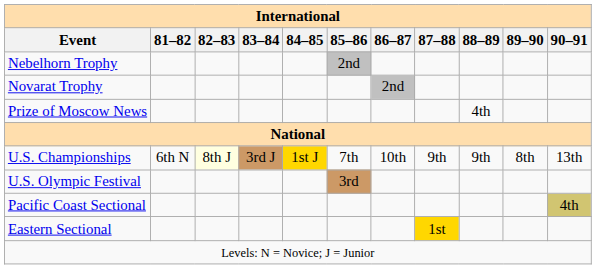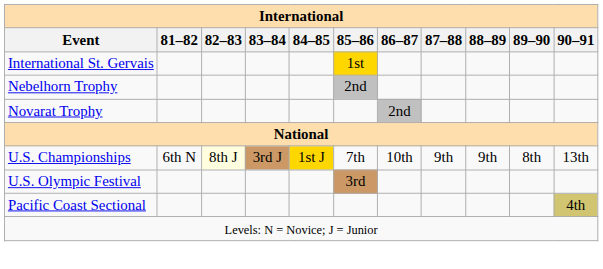+ row: (81, 63)
- row: (78, 110)
- row: (60, 228)
